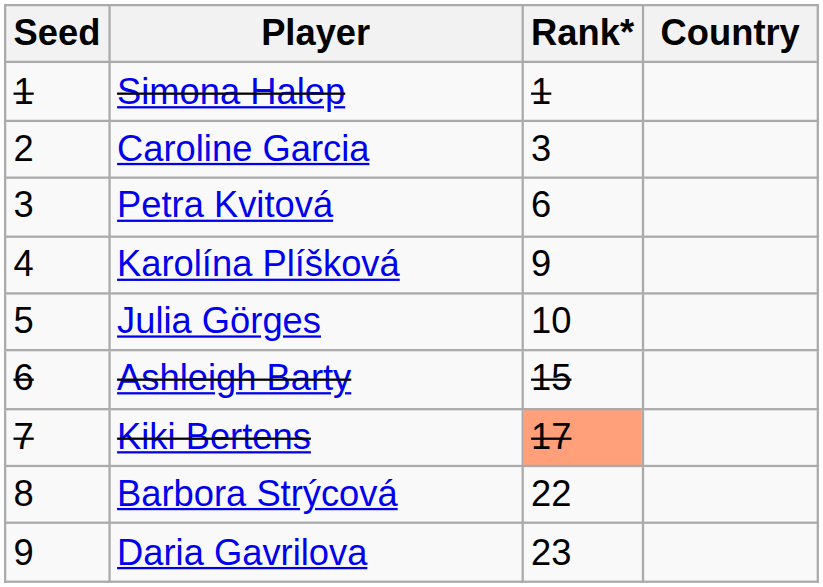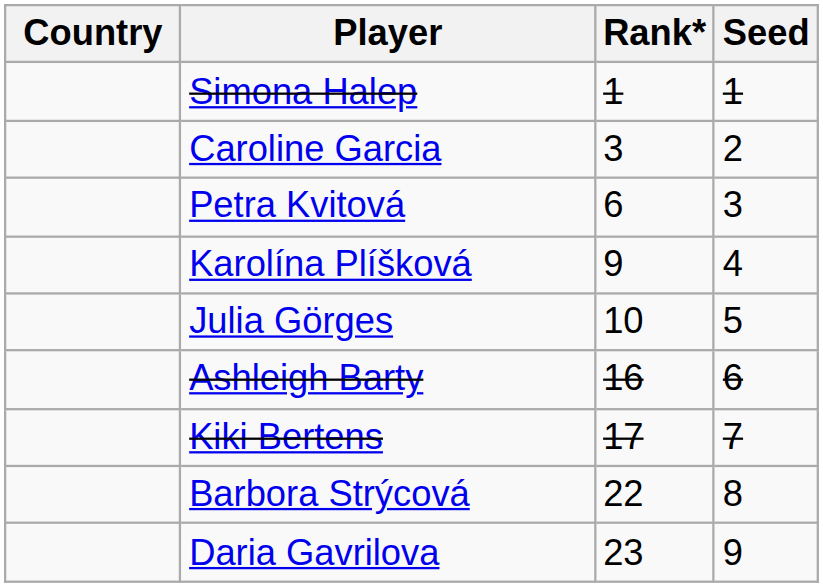columns swapped: (730, 33) <-> (57, 33)
(551, 378) 15 -> (623, 378) 16
(551, 436) lightsalmon background -> (623, 436) no background
